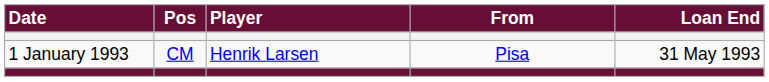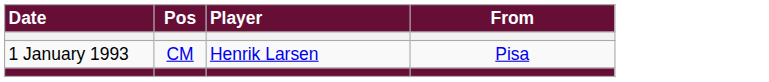- column: (689, 36)
